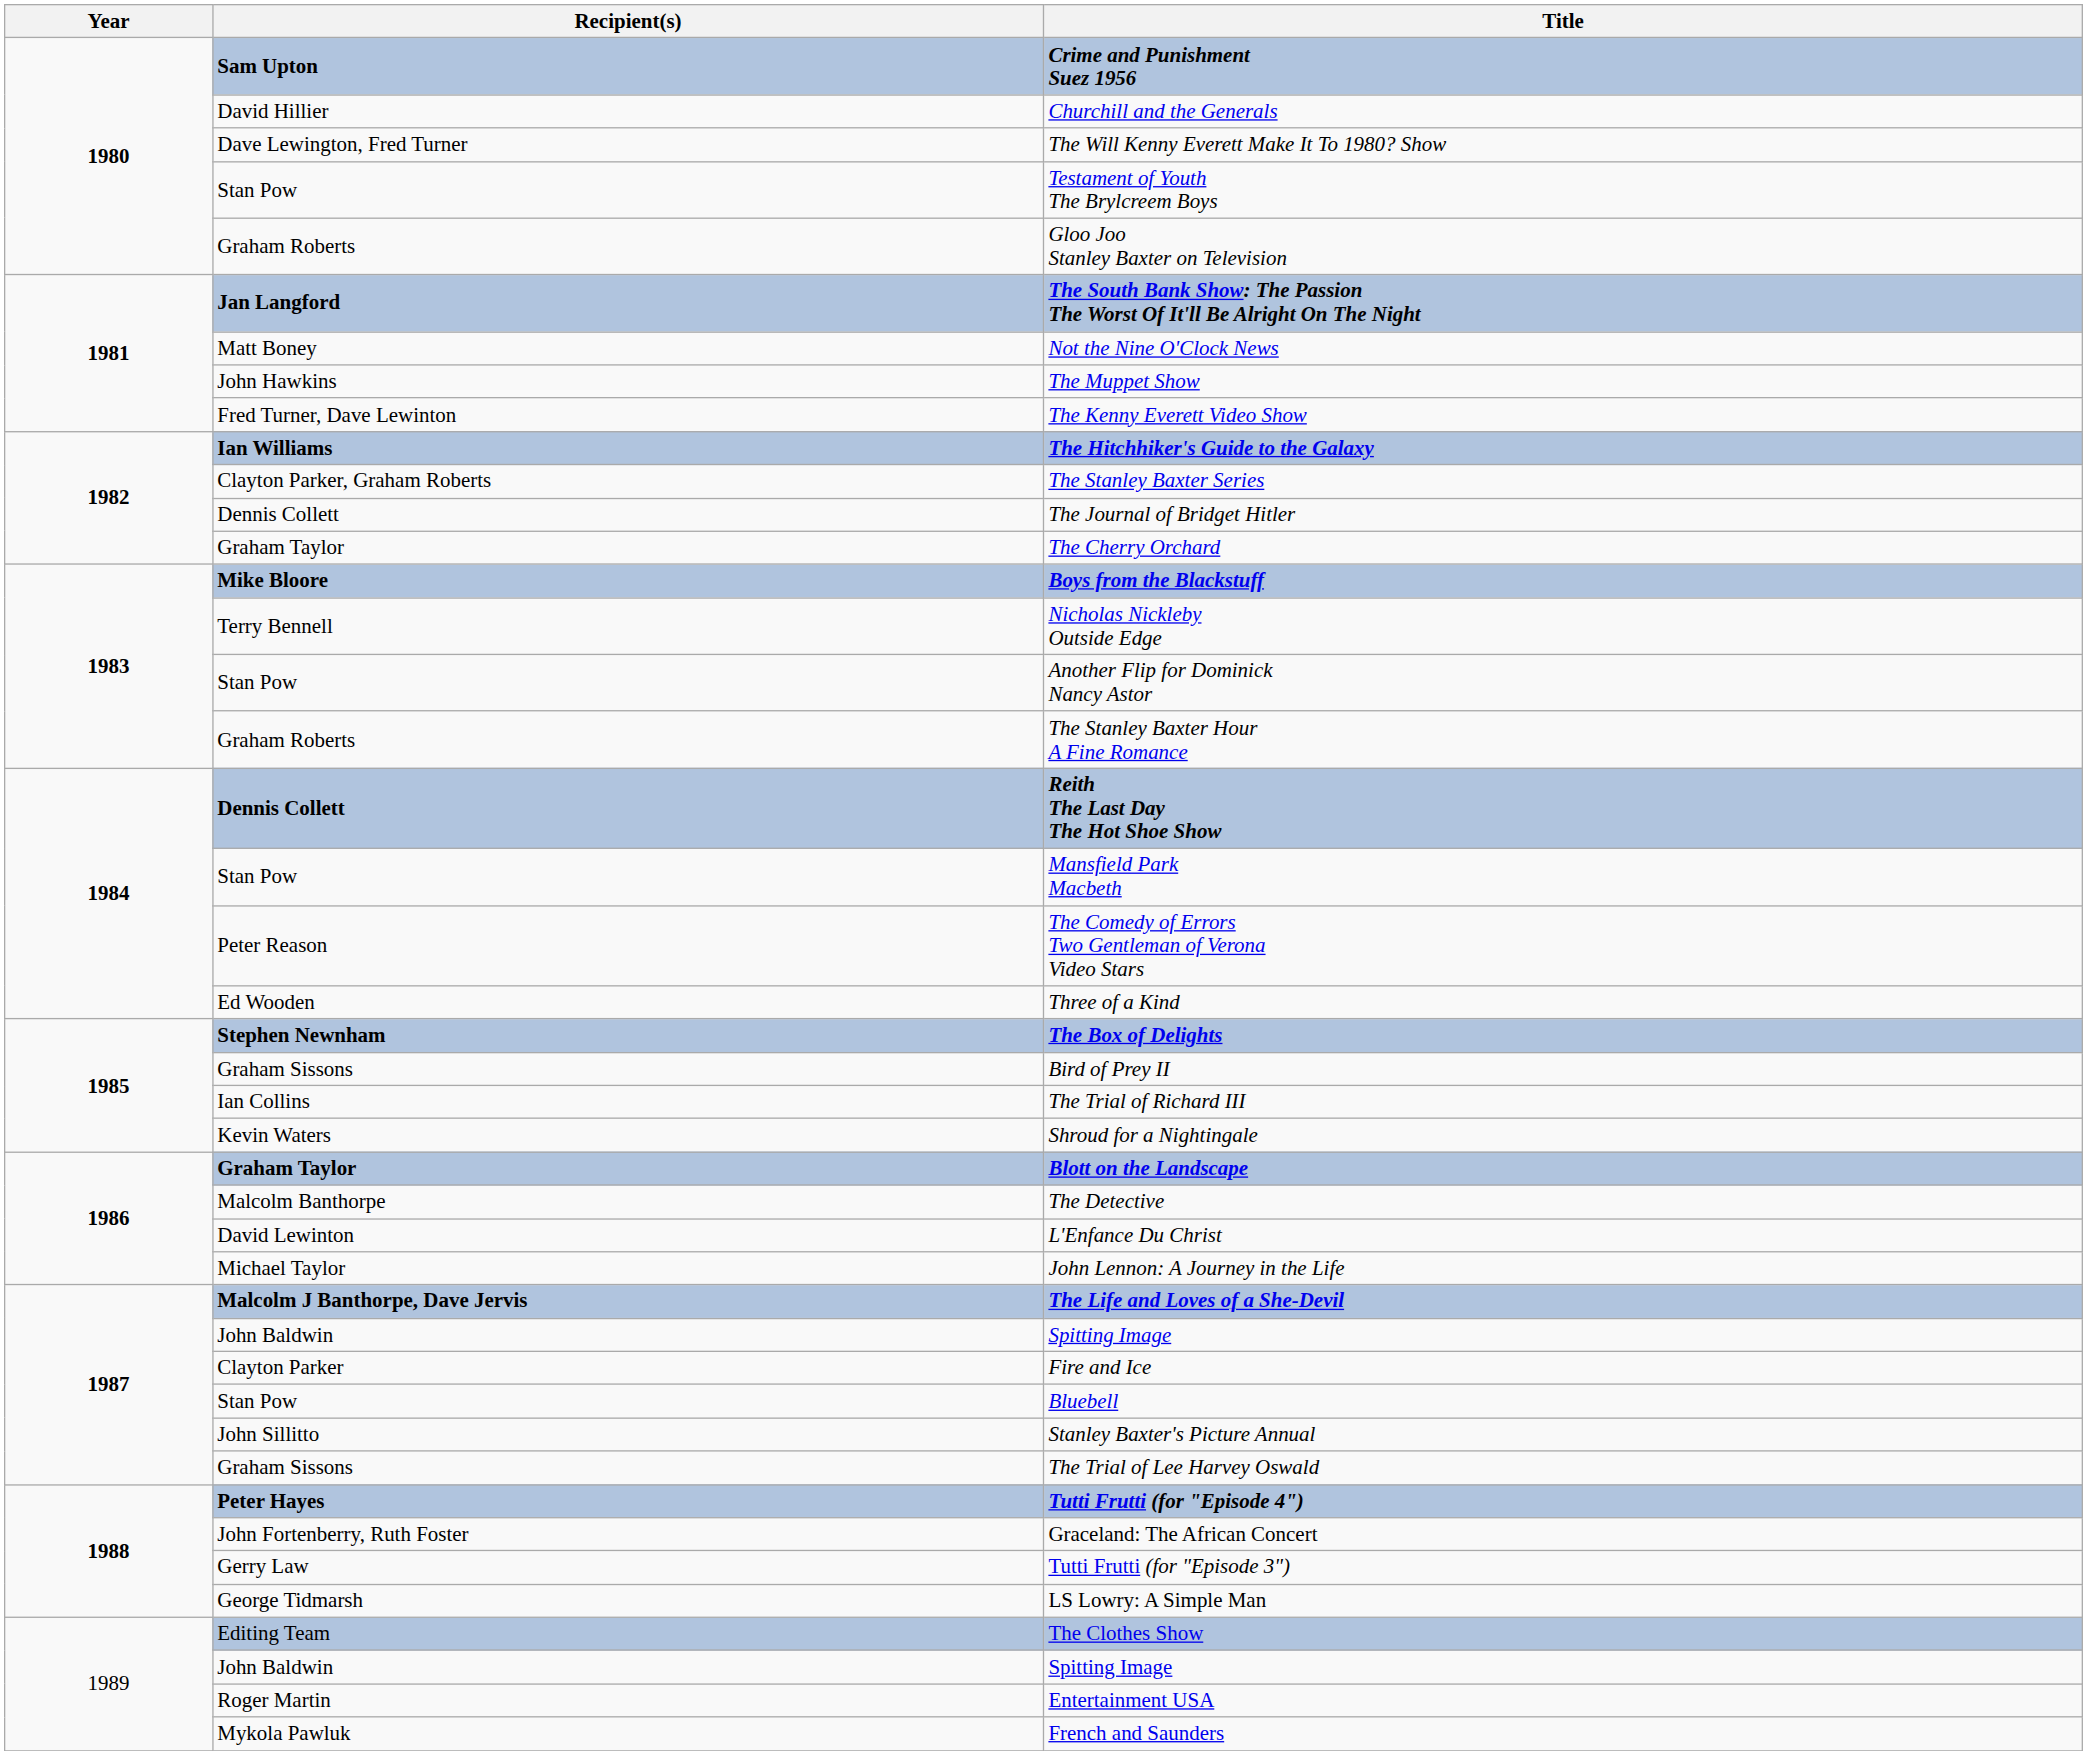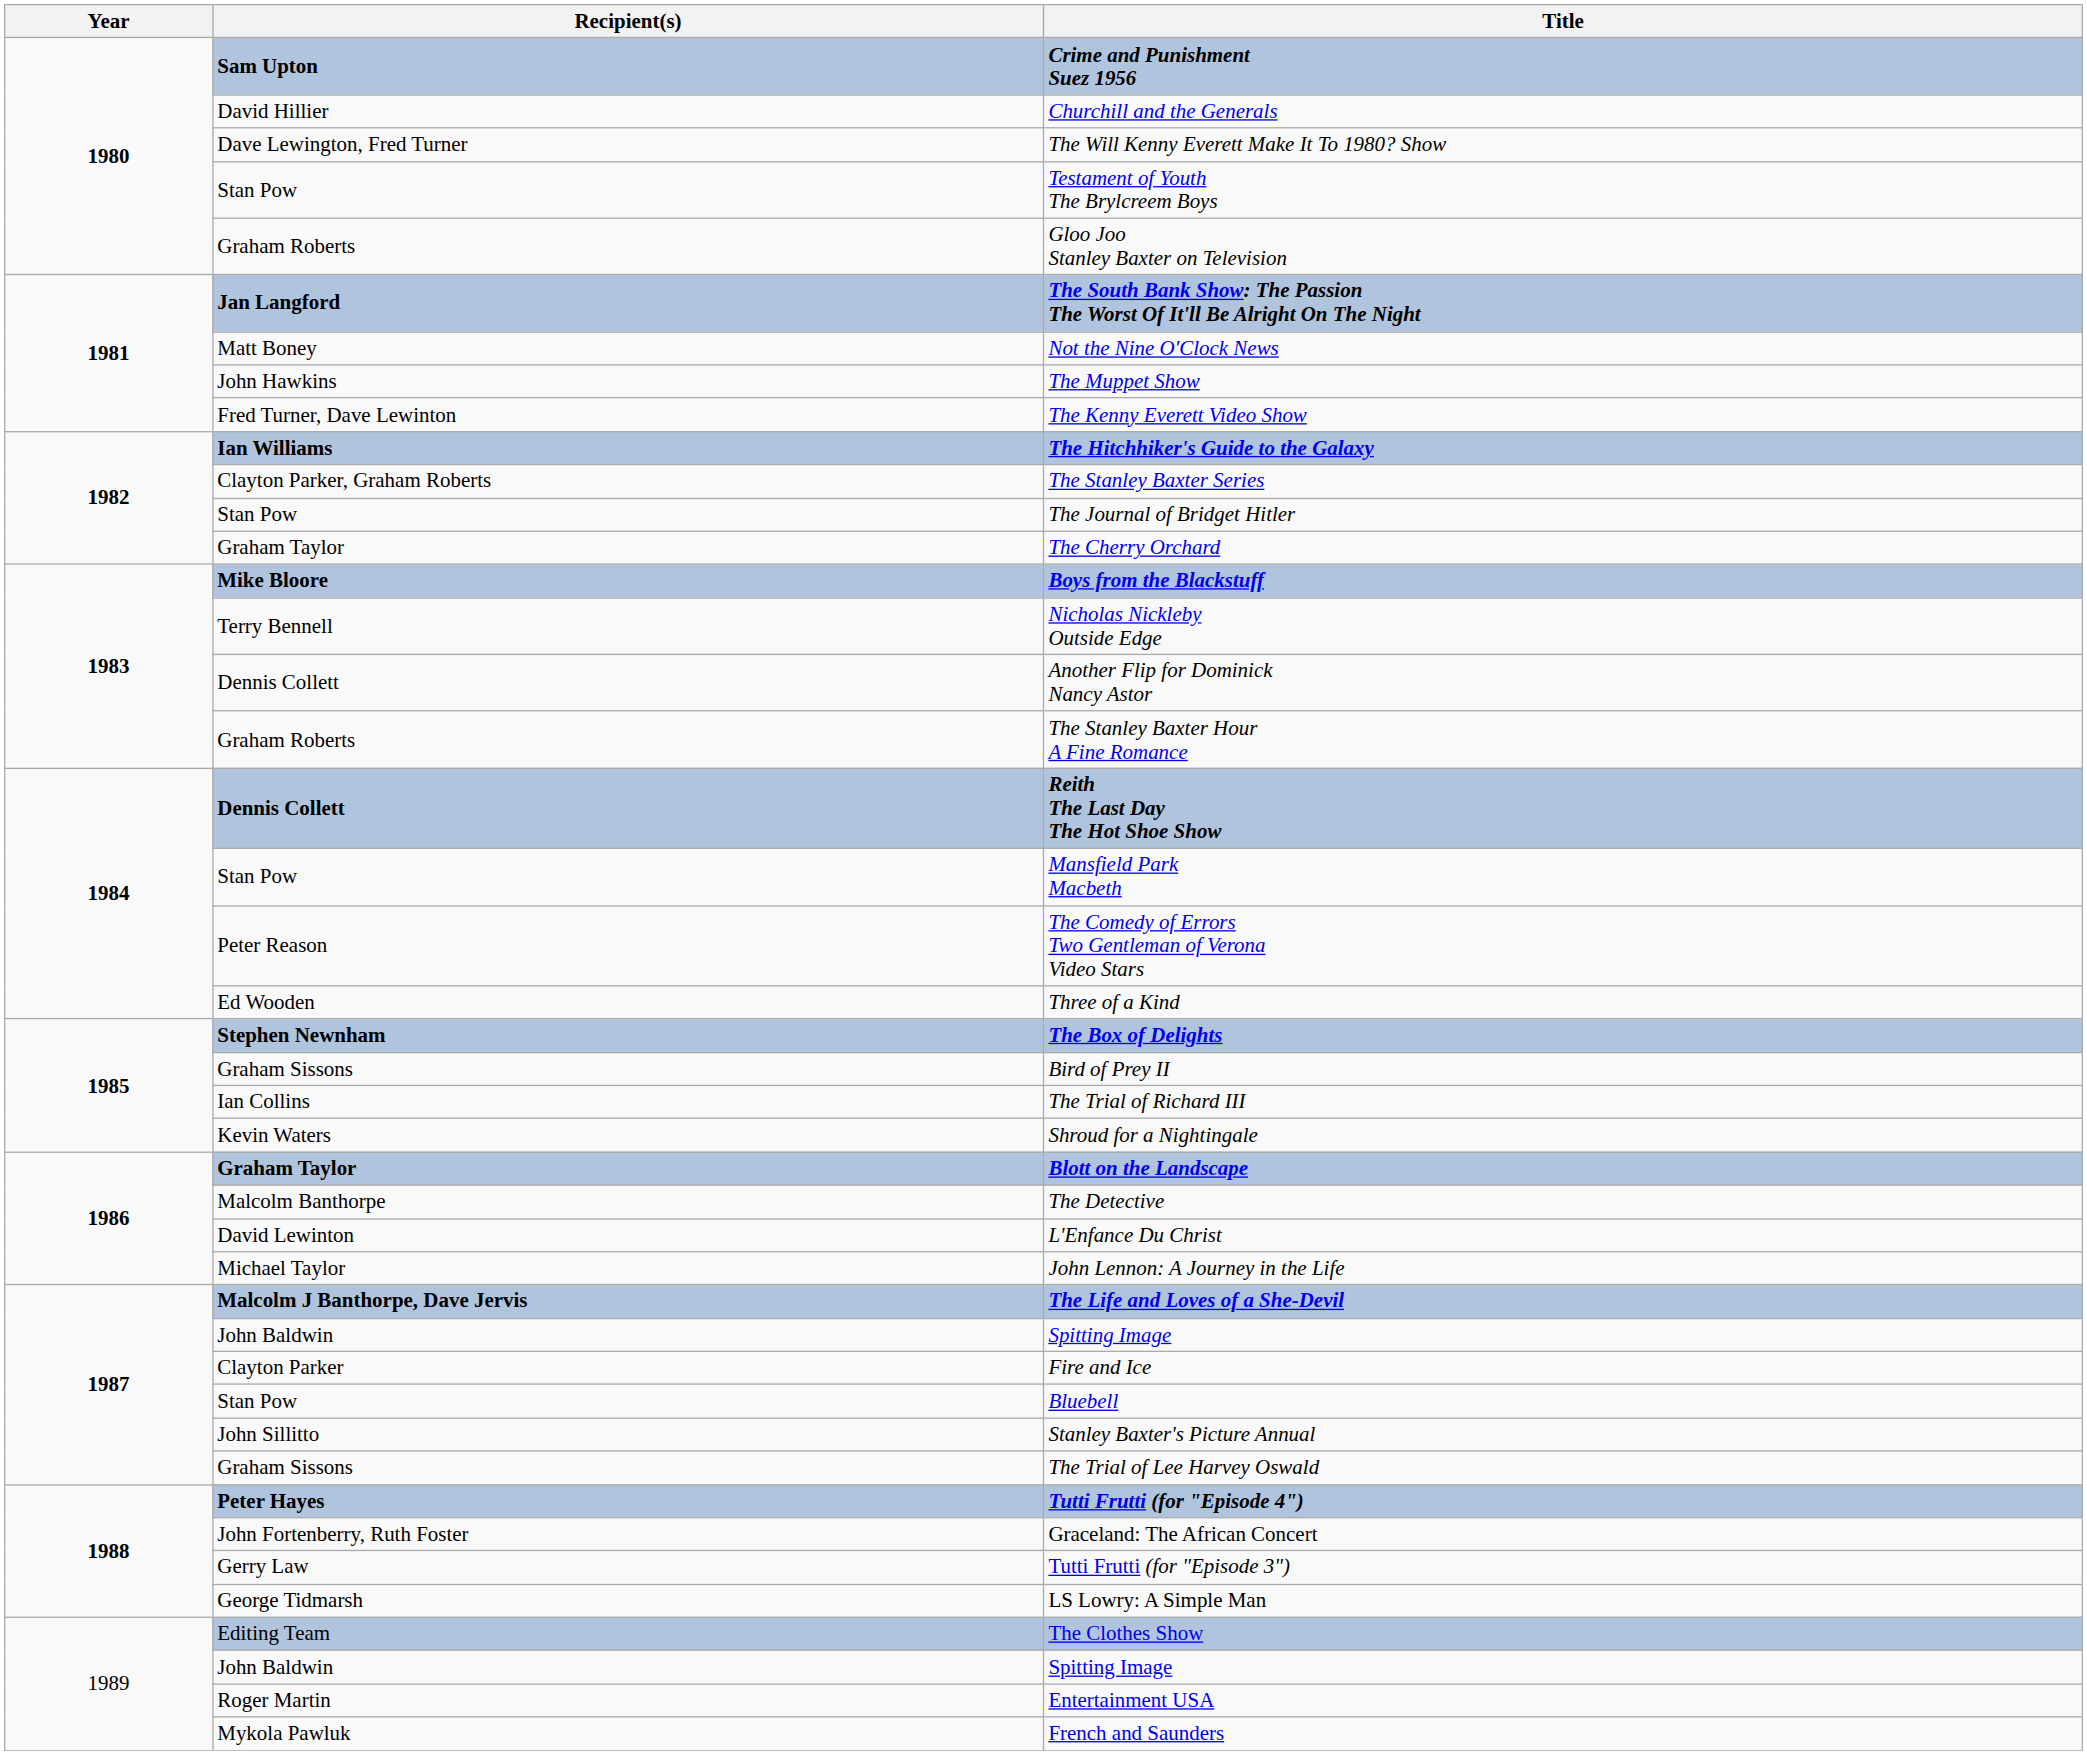(278, 514) Dennis Collett -> (257, 514) Stan Pow
(257, 682) Stan Pow -> (278, 682) Dennis Collett
